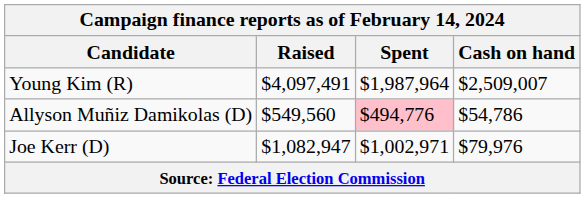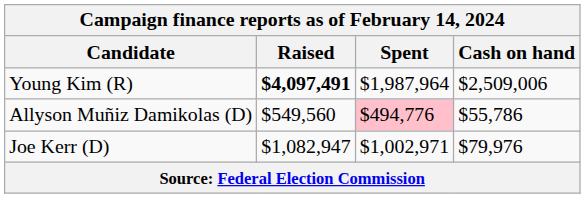(306, 83) normal -> (306, 83) bold
(503, 83) $2,509,007 -> (503, 83) $2,509,006
(490, 114) $54,786 -> (490, 114) $55,786
